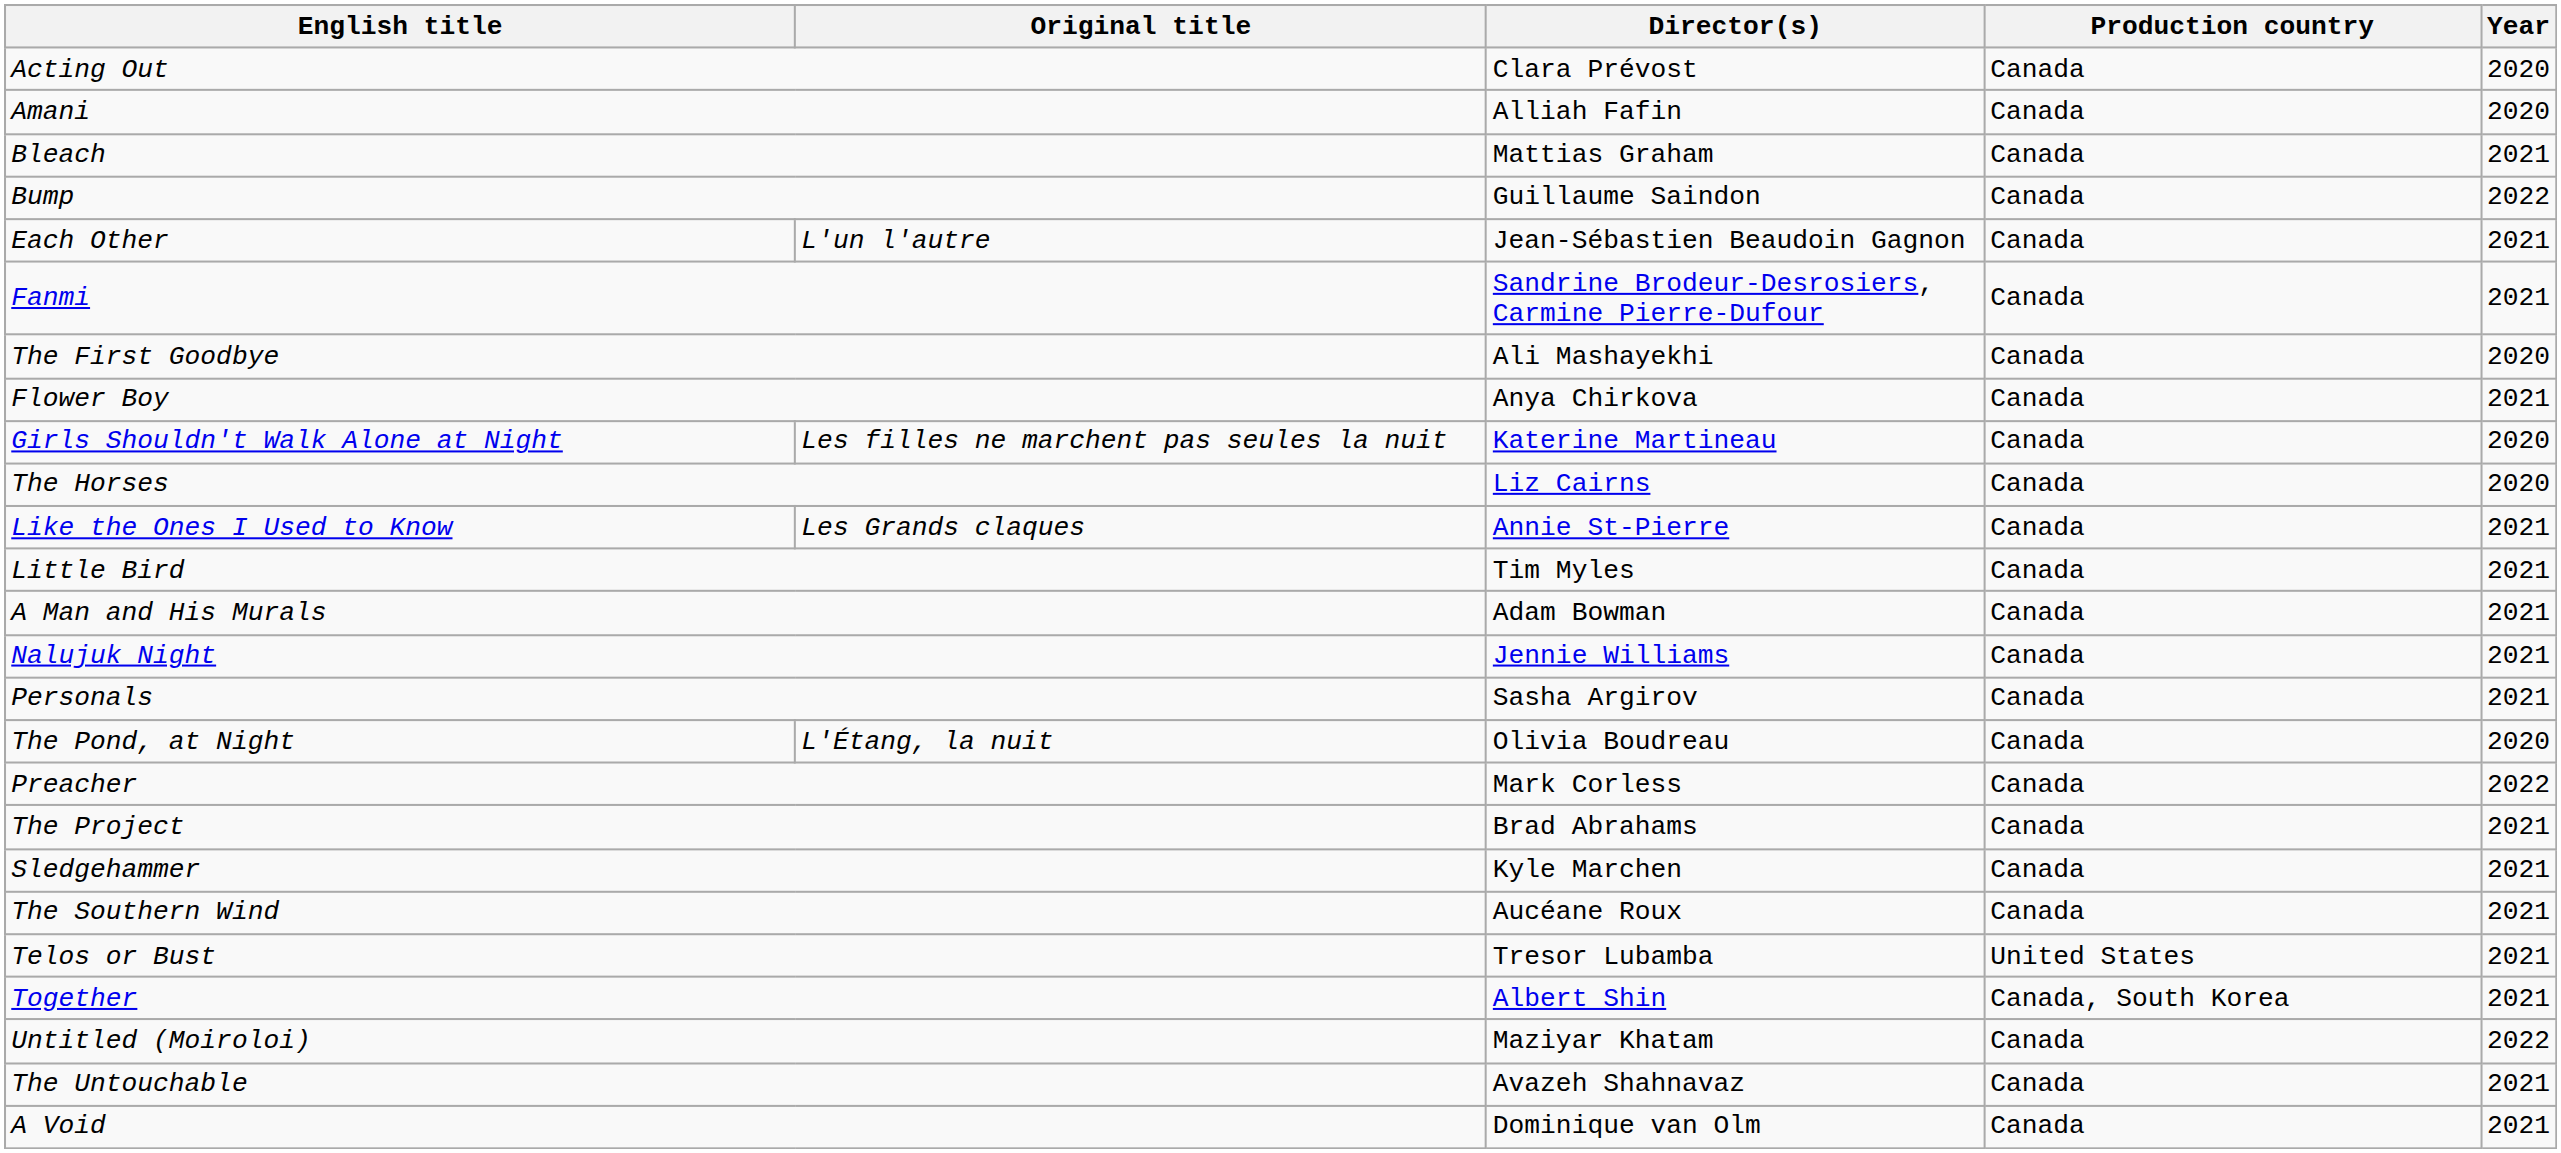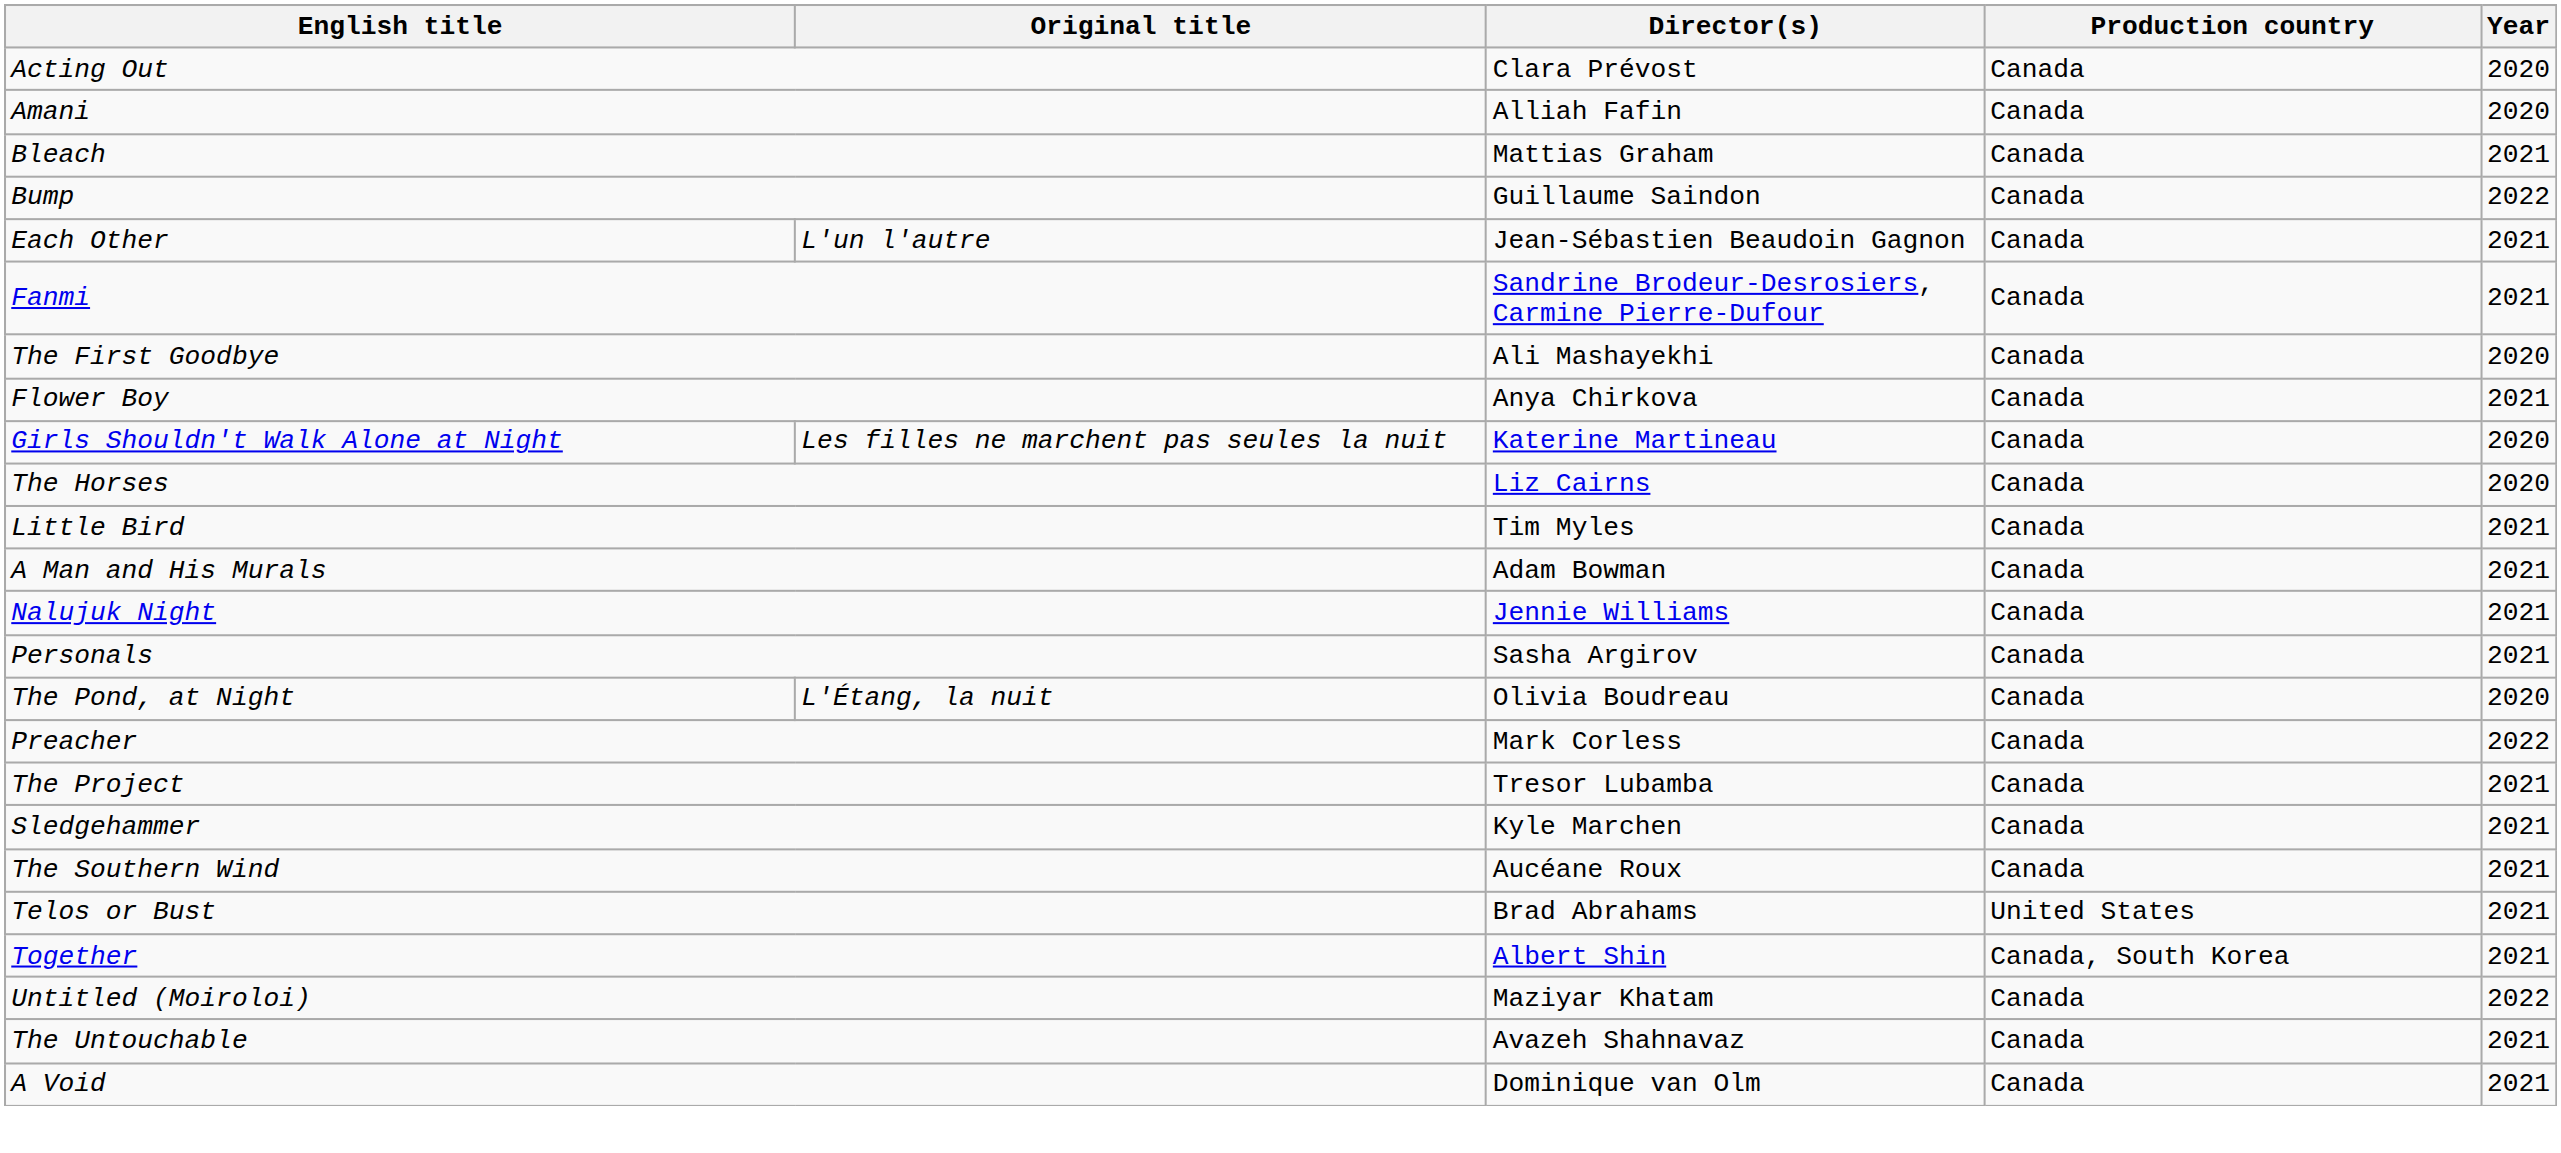- row: (232, 527)
(1595, 827) Brad Abrahams -> (1603, 784) Tresor Lubamba
(1603, 955) Tresor Lubamba -> (1595, 913) Brad Abrahams
